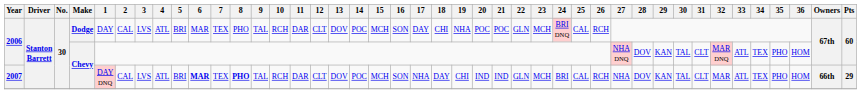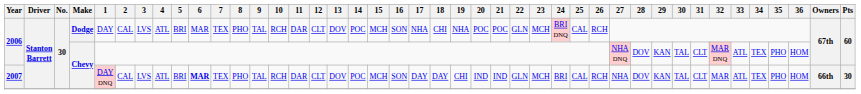(421, 30) DAY -> (420, 30) NHA
(241, 77) bold -> (240, 77) normal
(421, 77) NHA -> (420, 77) DAY
(849, 77) 29 -> (848, 77) 30
